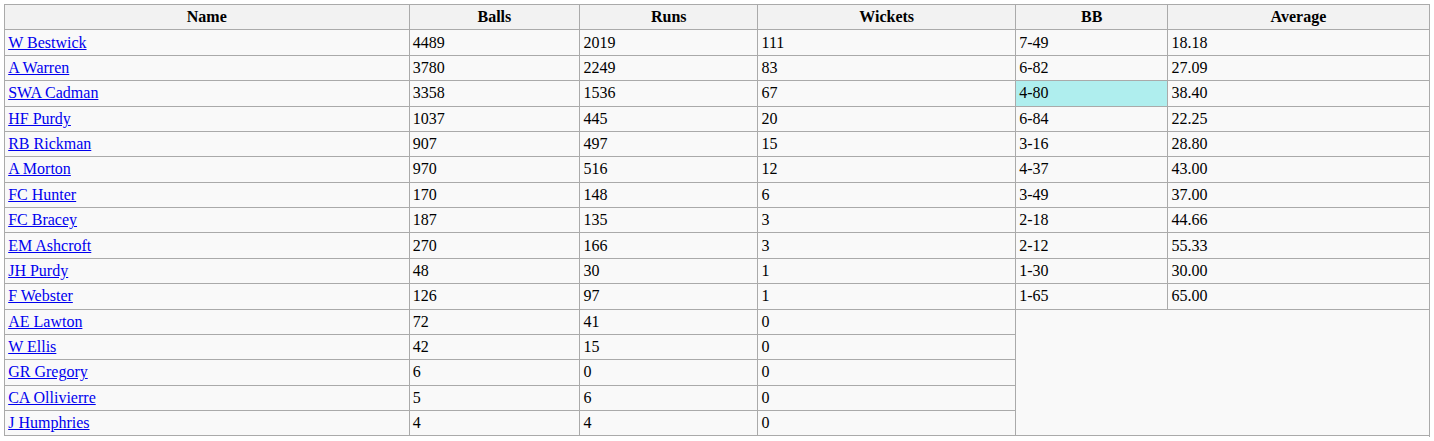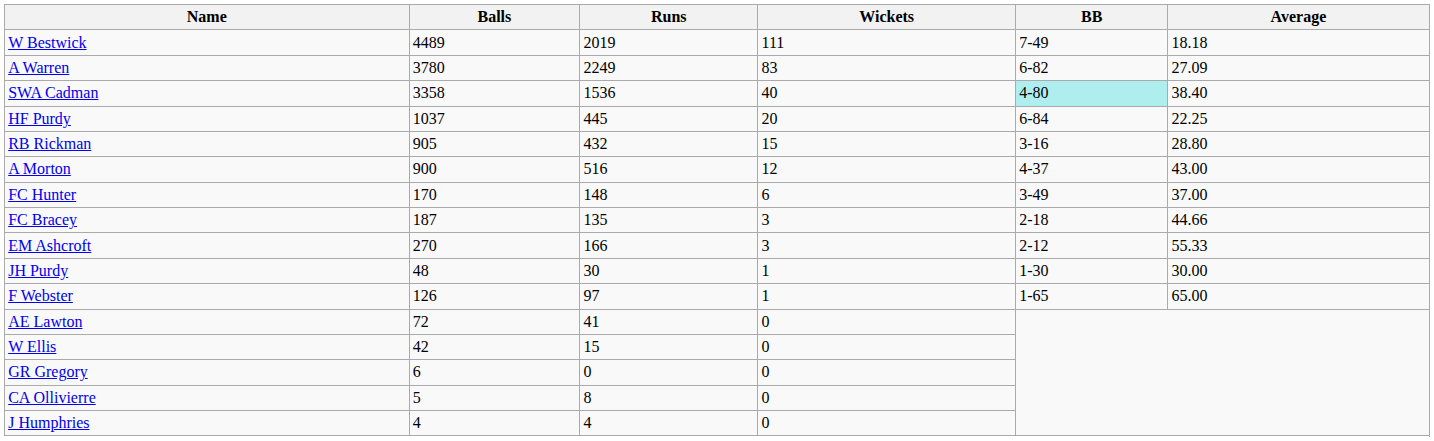(769, 93) 67 -> (769, 93) 40
(425, 144) 907 -> (425, 144) 905
(595, 144) 497 -> (595, 144) 432
(425, 169) 970 -> (425, 169) 900
(587, 397) 6 -> (587, 397) 8
